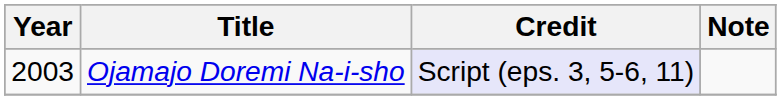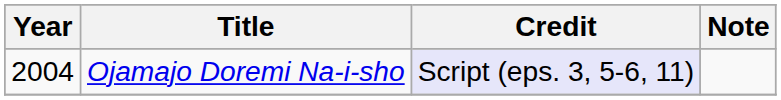(43, 71) 2003 -> (43, 71) 2004
